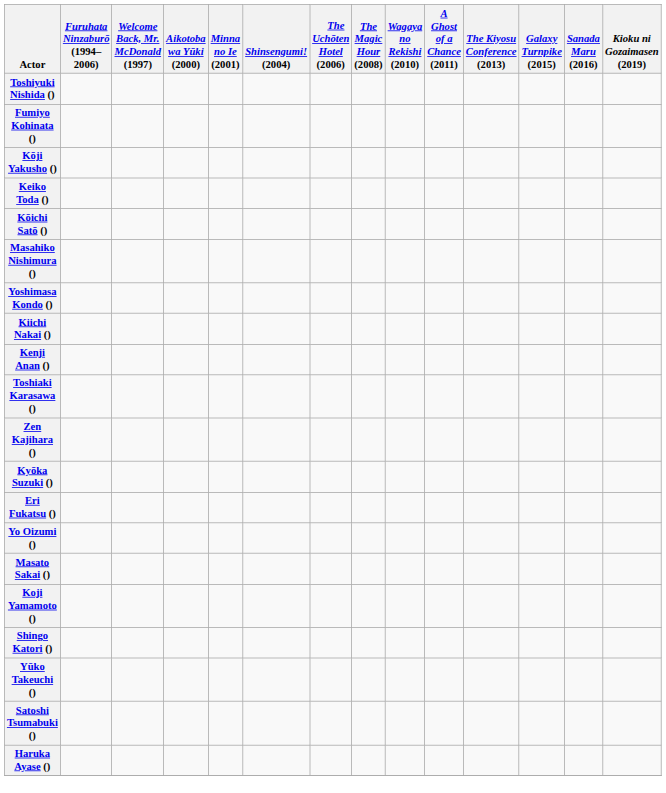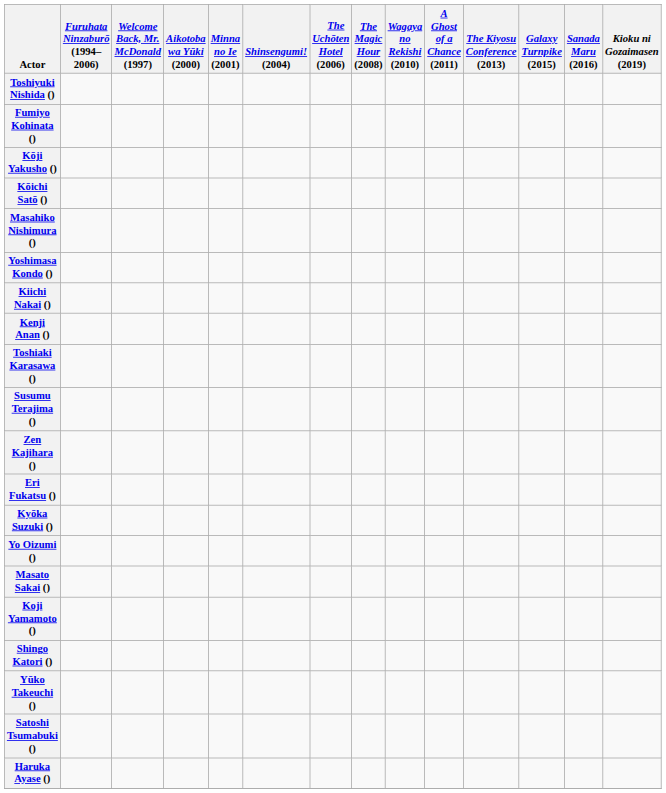- row: (32, 193)
+ row: (32, 409)
rows swapped: (32, 477) <-> (32, 507)
